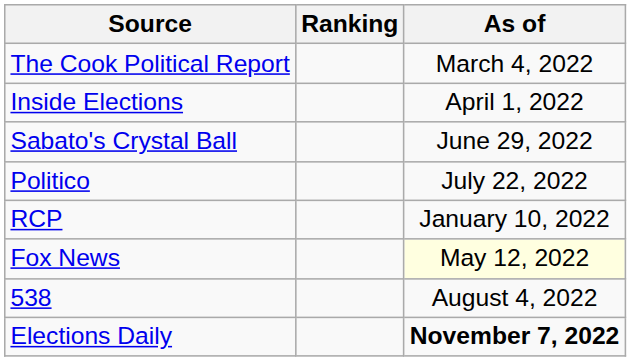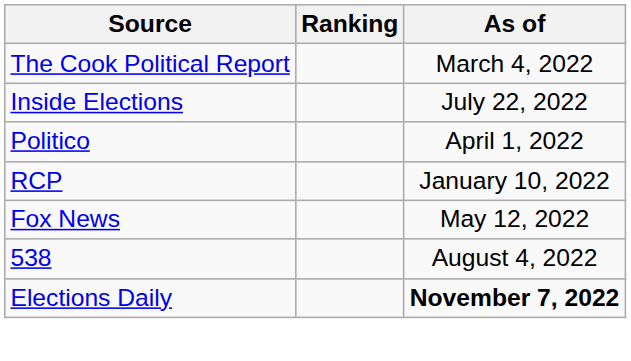(515, 102) April 1, 2022 -> (515, 102) July 22, 2022
- row: (124, 141)
(515, 180) July 22, 2022 -> (515, 141) April 1, 2022
(515, 258) lightyellow background -> (515, 219) no background
